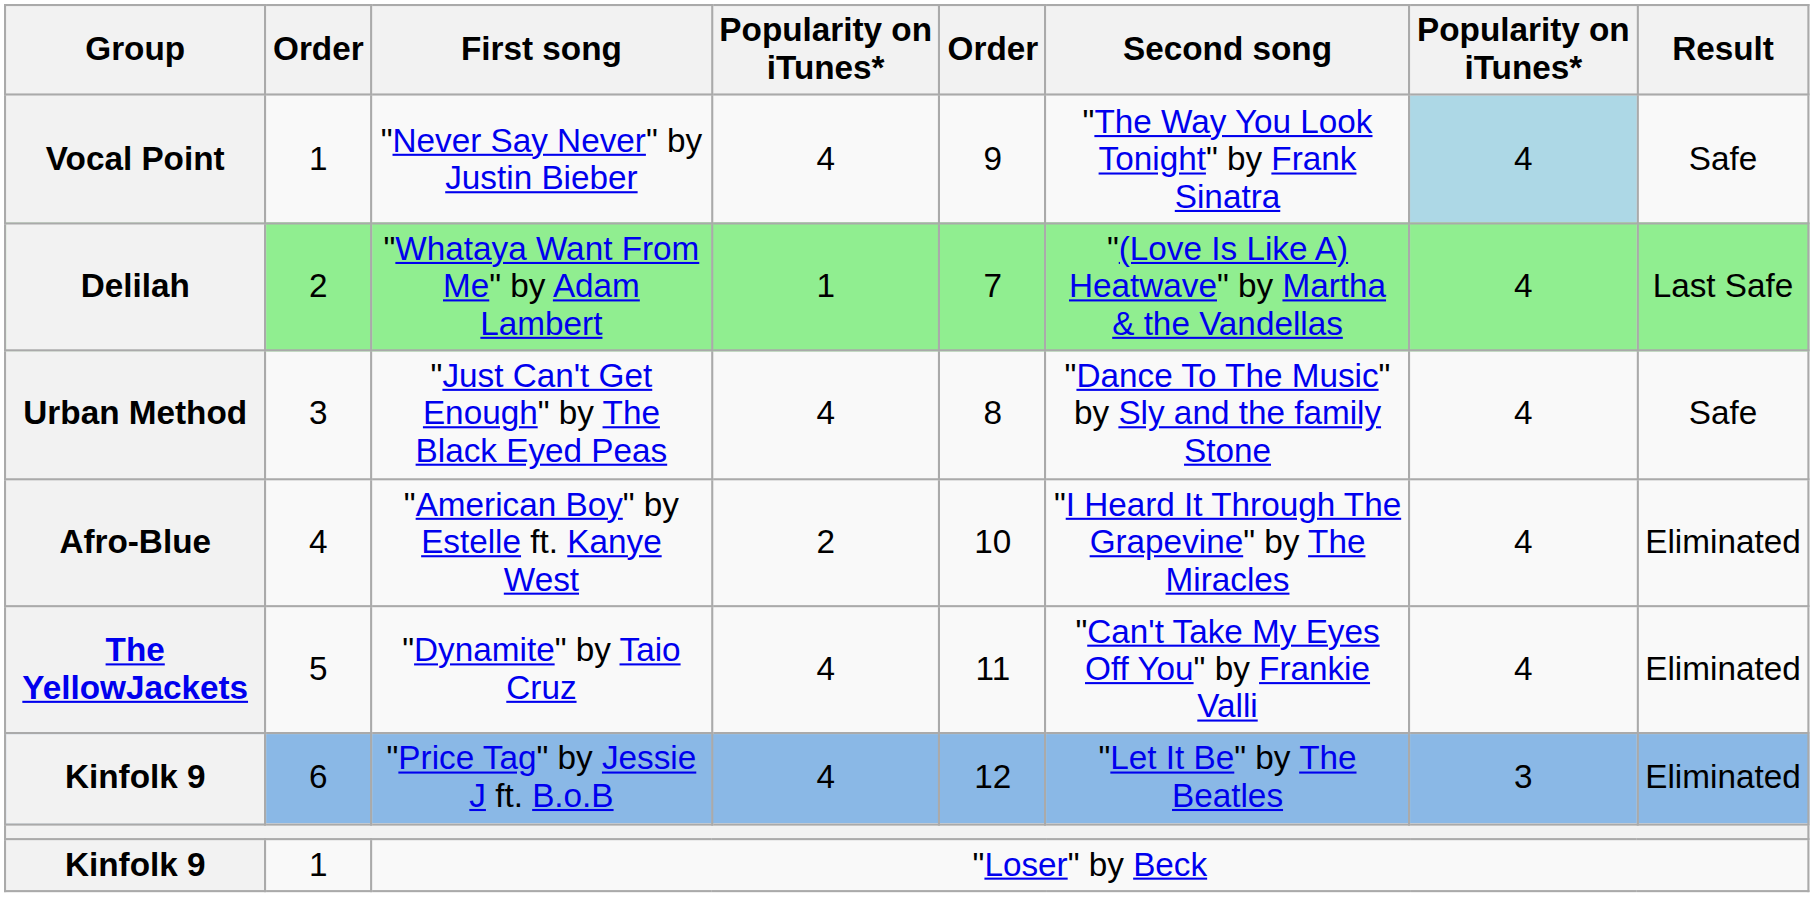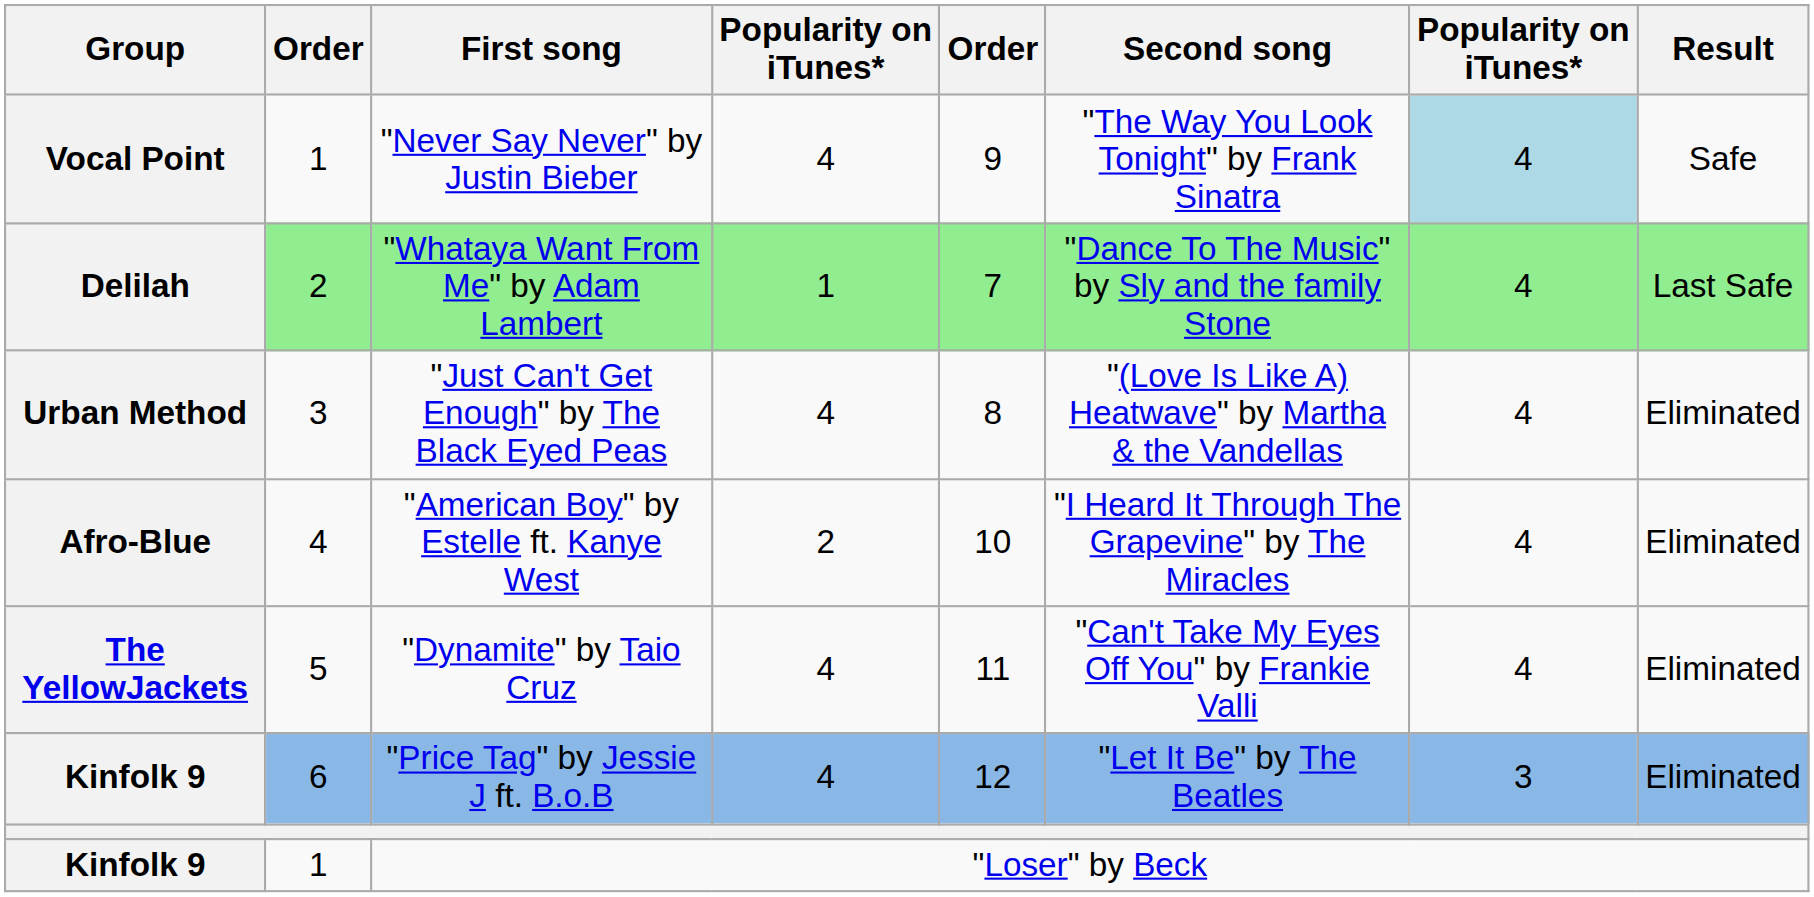(1228, 286) "(Love Is Like A) Heatwave" by Martha & the Vandellas -> (1228, 286) "Dance To The Music" by Sly and the family Stone
(1228, 413) "Dance To The Music" by Sly and the family Stone -> (1228, 413) "(Love Is Like A) Heatwave" by Martha & the Vandellas
(1723, 413) Safe -> (1723, 413) Eliminated
